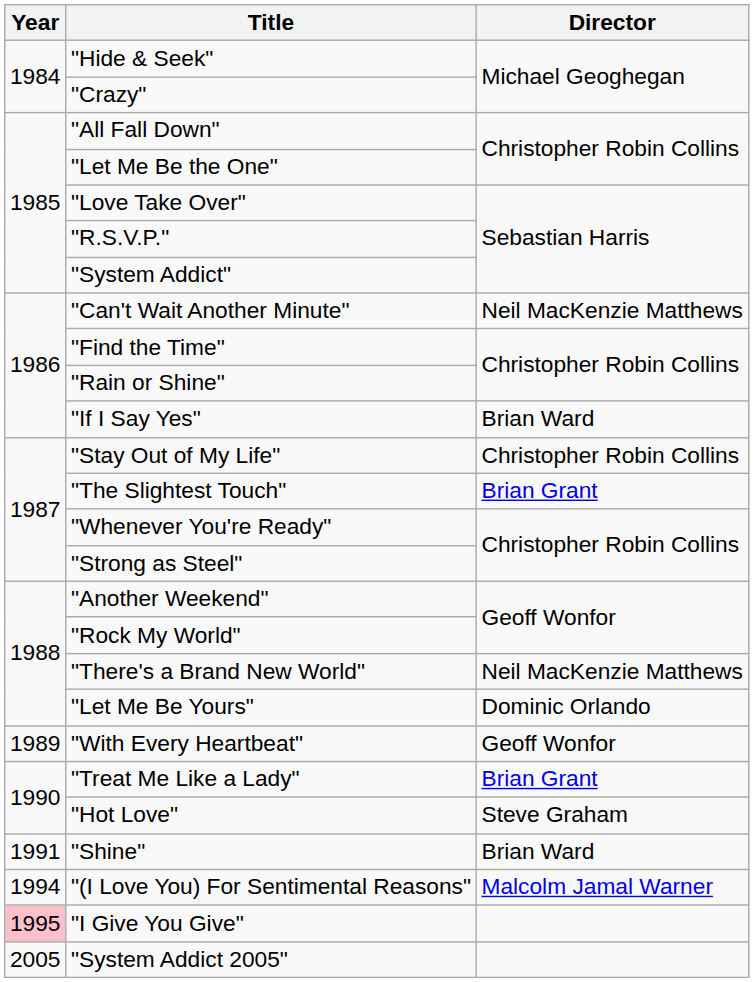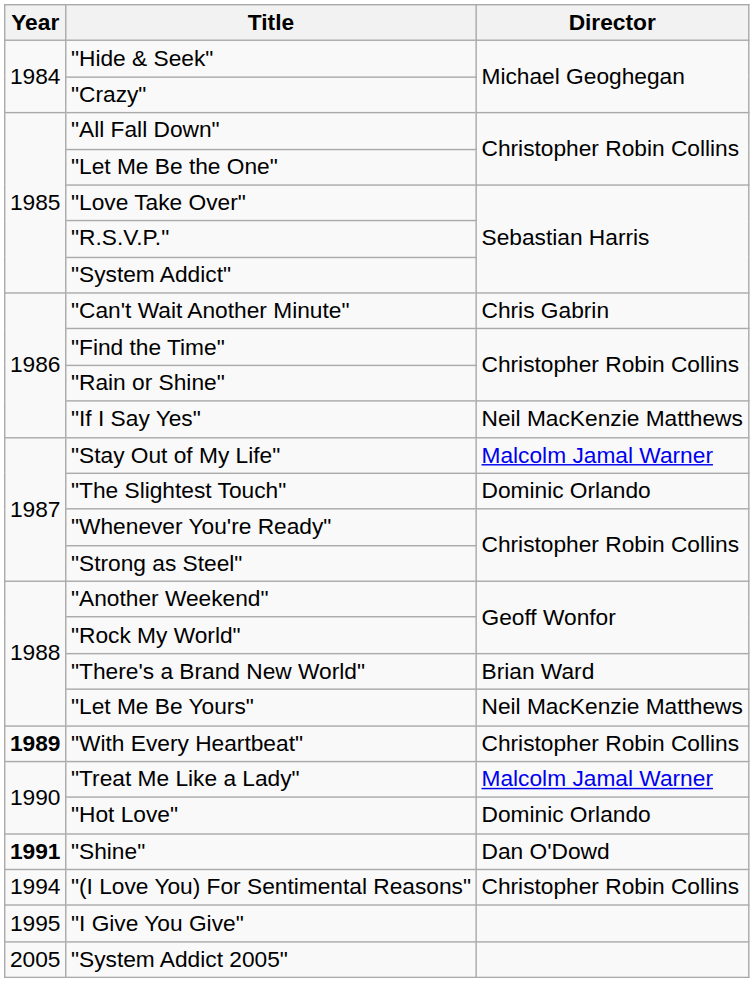(612, 310) Neil MacKenzie Matthews -> (545, 310) Chris Gabrin
(538, 418) Brian Ward -> (612, 418) Neil MacKenzie Matthews
(610, 454) Christopher Robin Collins -> (597, 454) Malcolm Jamal Warner
(540, 490) Brian Grant -> (566, 490) Dominic Orlando
(612, 671) Neil MacKenzie Matthews -> (538, 671) Brian Ward
(566, 707) Dominic Orlando -> (612, 707) Neil MacKenzie Matthews
(35, 743) normal -> (35, 743) bold
(549, 743) Geoff Wonfor -> (610, 743) Christopher Robin Collins
(540, 779) Brian Grant -> (597, 779) Malcolm Jamal Warner
(555, 815) Steve Graham -> (566, 815) Dominic Orlando
(35, 851) normal -> (35, 851) bold
(538, 851) Brian Ward -> (546, 851) Dan O'Dowd
(597, 887) Malcolm Jamal Warner -> (610, 887) Christopher Robin Collins
(35, 923) pink background -> (35, 923) no background
